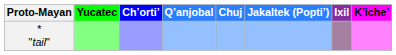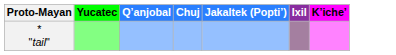- column: (141, 13)
